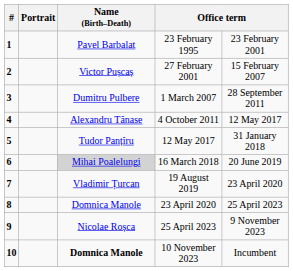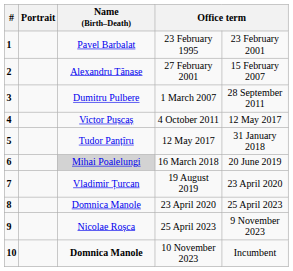(106, 71) Victor Pușcaș -> (106, 71) Alexandru Tănase
(106, 119) Alexandru Tănase -> (106, 119) Victor Pușcaș
